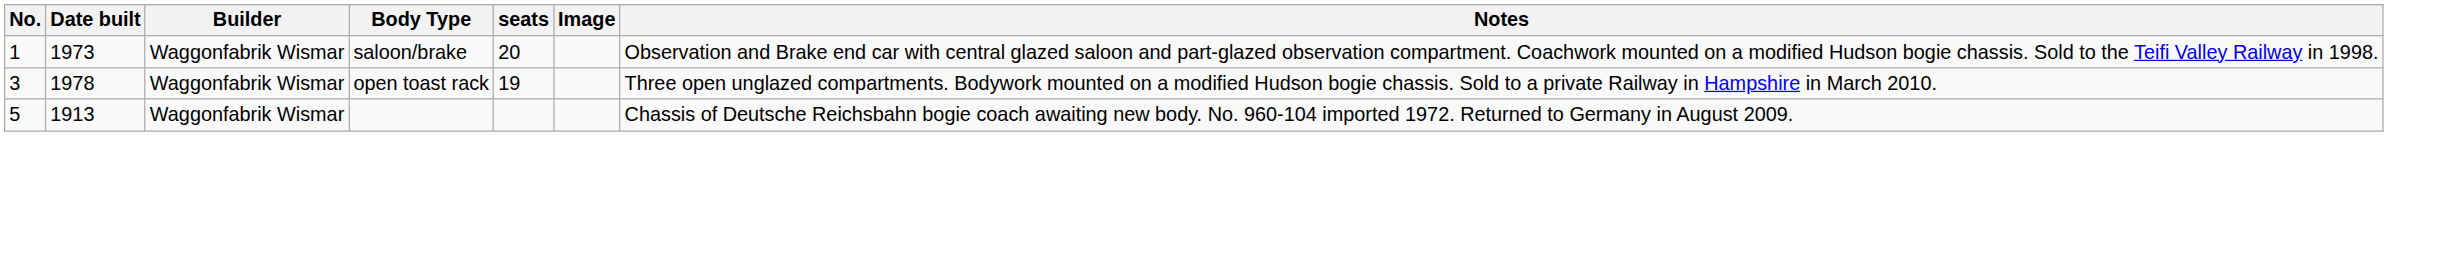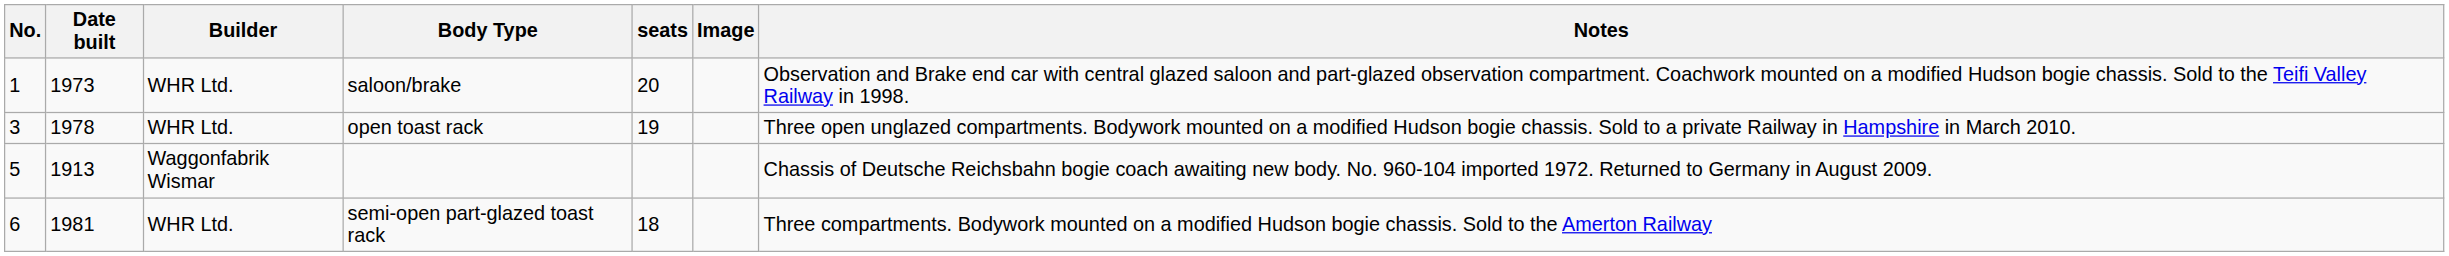(247, 51) Waggonfabrik Wismar -> (191, 85) WHR Ltd.
(247, 83) Waggonfabrik Wismar -> (191, 127) WHR Ltd.
+ row: (471, 224)
